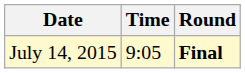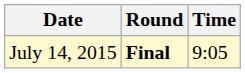columns swapped: (148, 20) <-> (207, 20)
